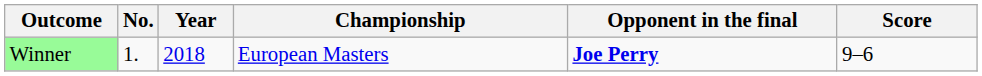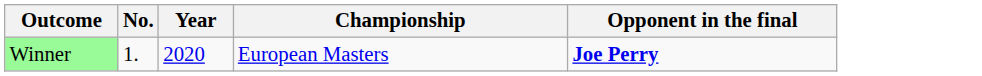- column: (907, 20)
(184, 53) 2018 -> (184, 53) 2020
